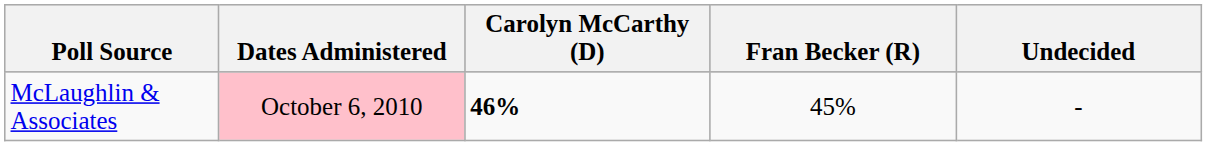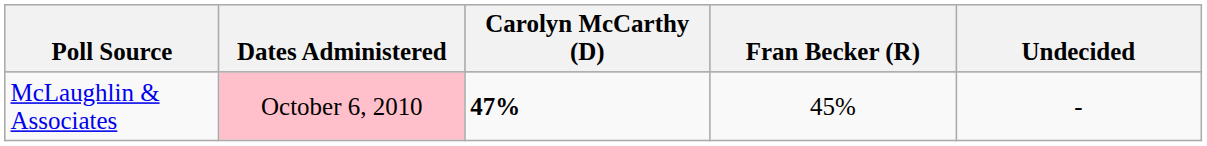(495, 105) 46% -> (495, 105) 47%
